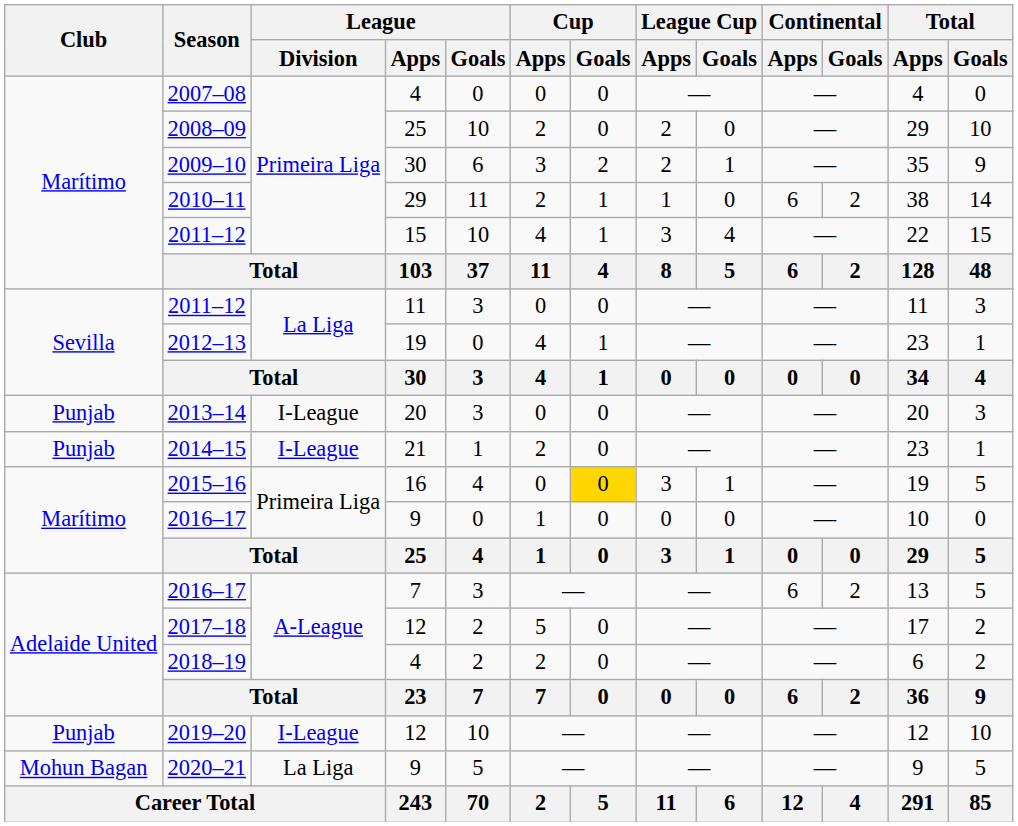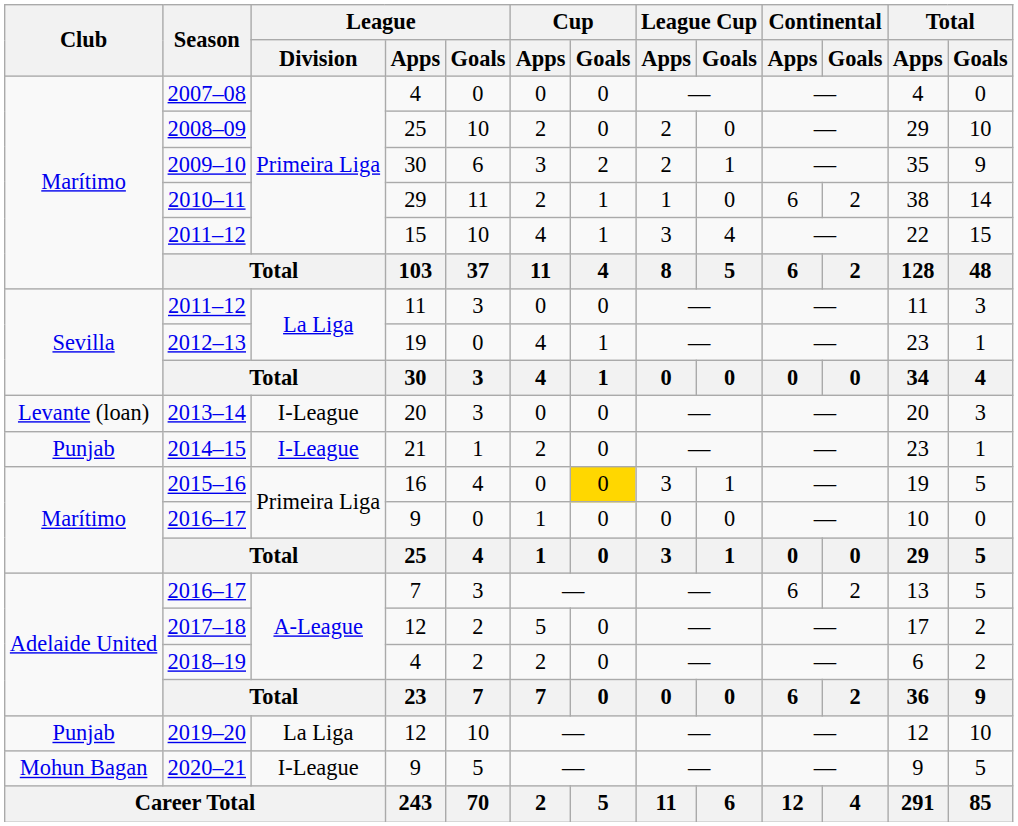(84, 413) Punjab -> (84, 413) Levante (loan)
(318, 732) I-League -> (318, 732) La Liga
(318, 768) La Liga -> (318, 768) I-League
